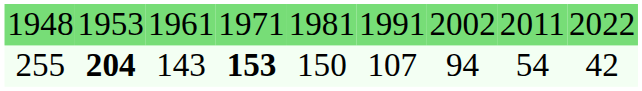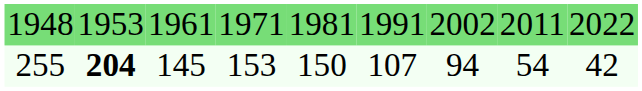(181, 65) 143 -> (181, 65) 145
(251, 65) bold -> (251, 65) normal
